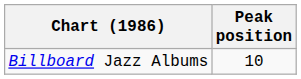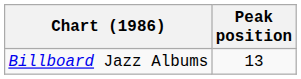(254, 62) 10 -> (254, 62) 13
